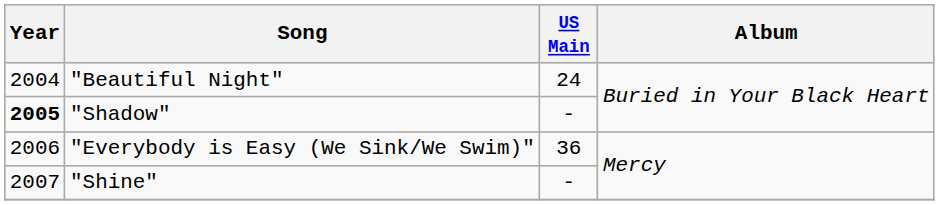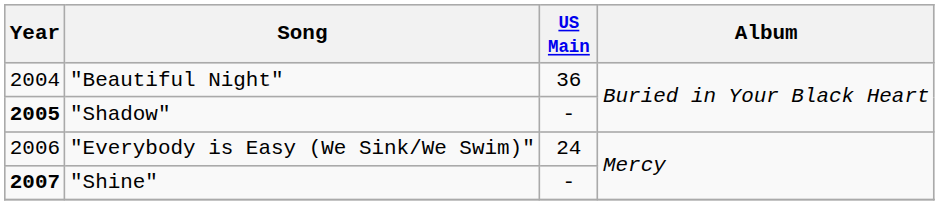(569, 80) 24 -> (569, 80) 36
(569, 148) 36 -> (569, 148) 24
(35, 182) normal -> (35, 182) bold
